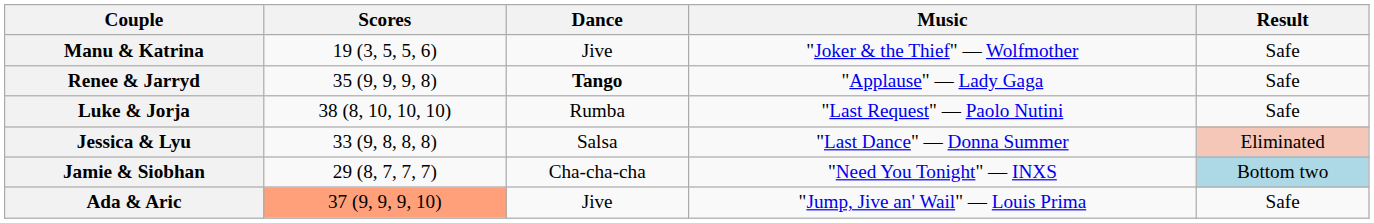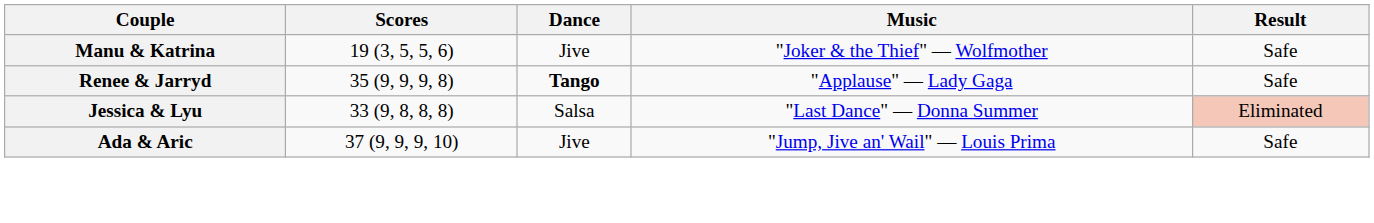- row: (134, 111)
- row: (134, 171)
(385, 202) lightsalmon background -> (402, 141) no background
